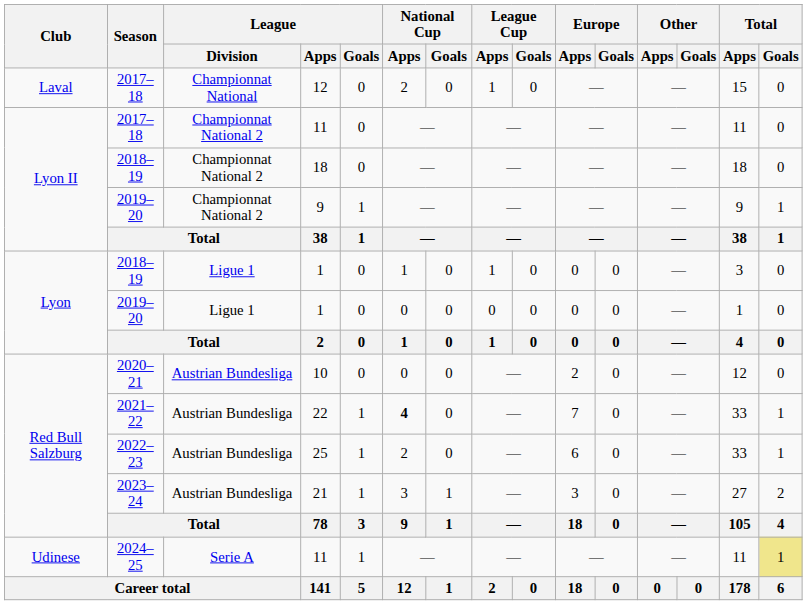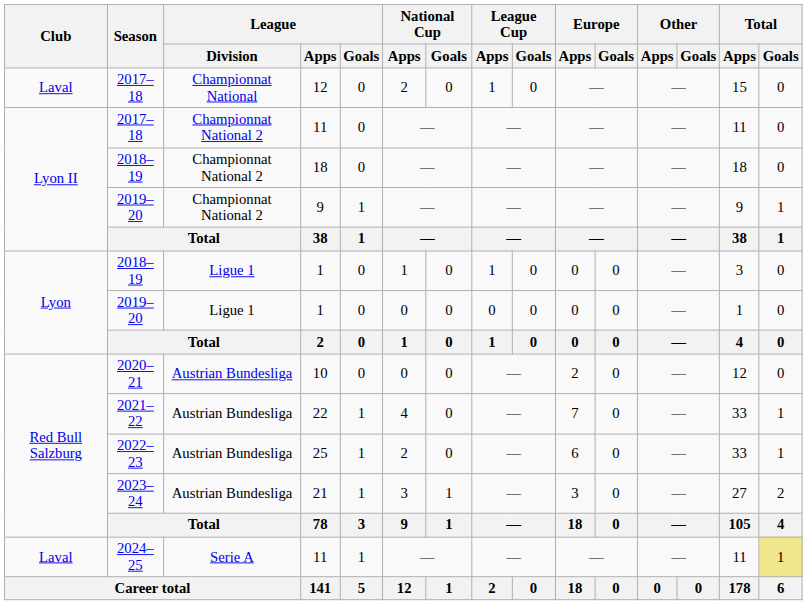(404, 413) bold -> (404, 413) normal
(56, 556) Udinese -> (56, 556) Laval
